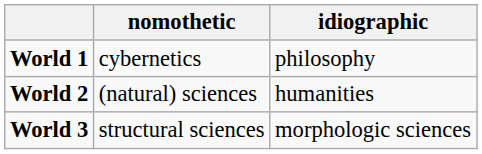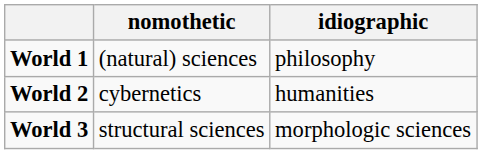(150, 58) cybernetics -> (178, 58) (natural) sciences
(178, 93) (natural) sciences -> (150, 93) cybernetics
